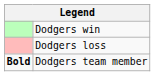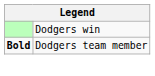- row: (71, 45)
